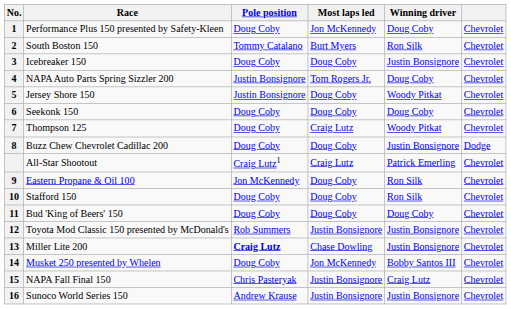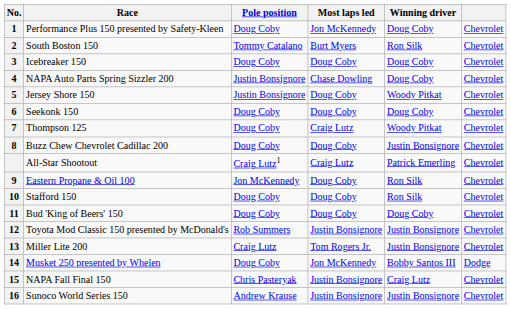(423, 62) Justin Bonsignore -> (410, 62) Doug Coby
(341, 79) Tom Rogers Jr. -> (341, 79) Chase Dowling
(477, 145) Dodge -> (484, 145) Chevrolet
(257, 246) bold -> (255, 246) normal
(341, 246) Chase Dowling -> (341, 246) Tom Rogers Jr.
(484, 263) Chevrolet -> (477, 263) Dodge
